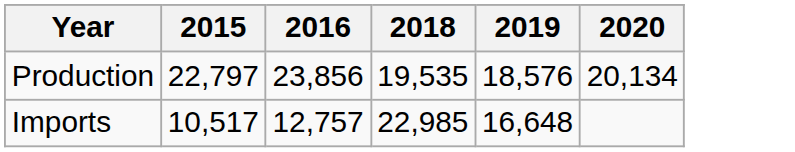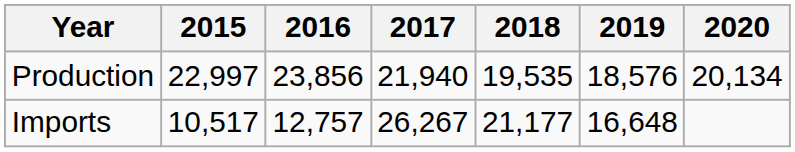+ column: (423, 28)
(213, 75) 22,797 -> (213, 75) 22,997
(423, 122) 22,985 -> (528, 122) 21,177
